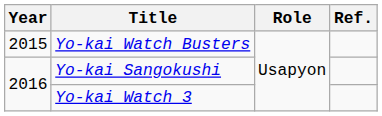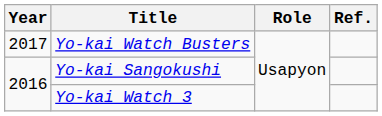(28, 44) 2015 -> (28, 44) 2017
